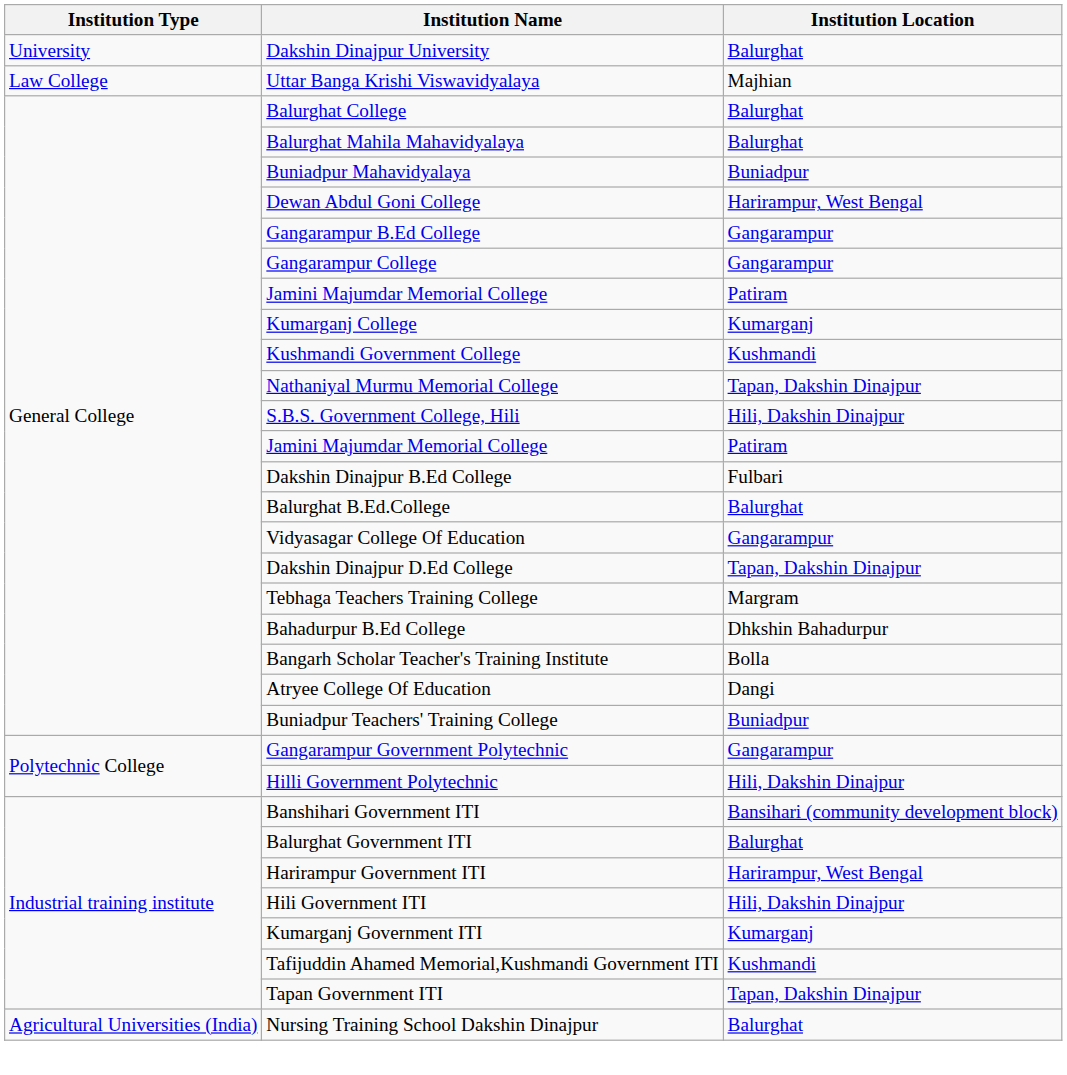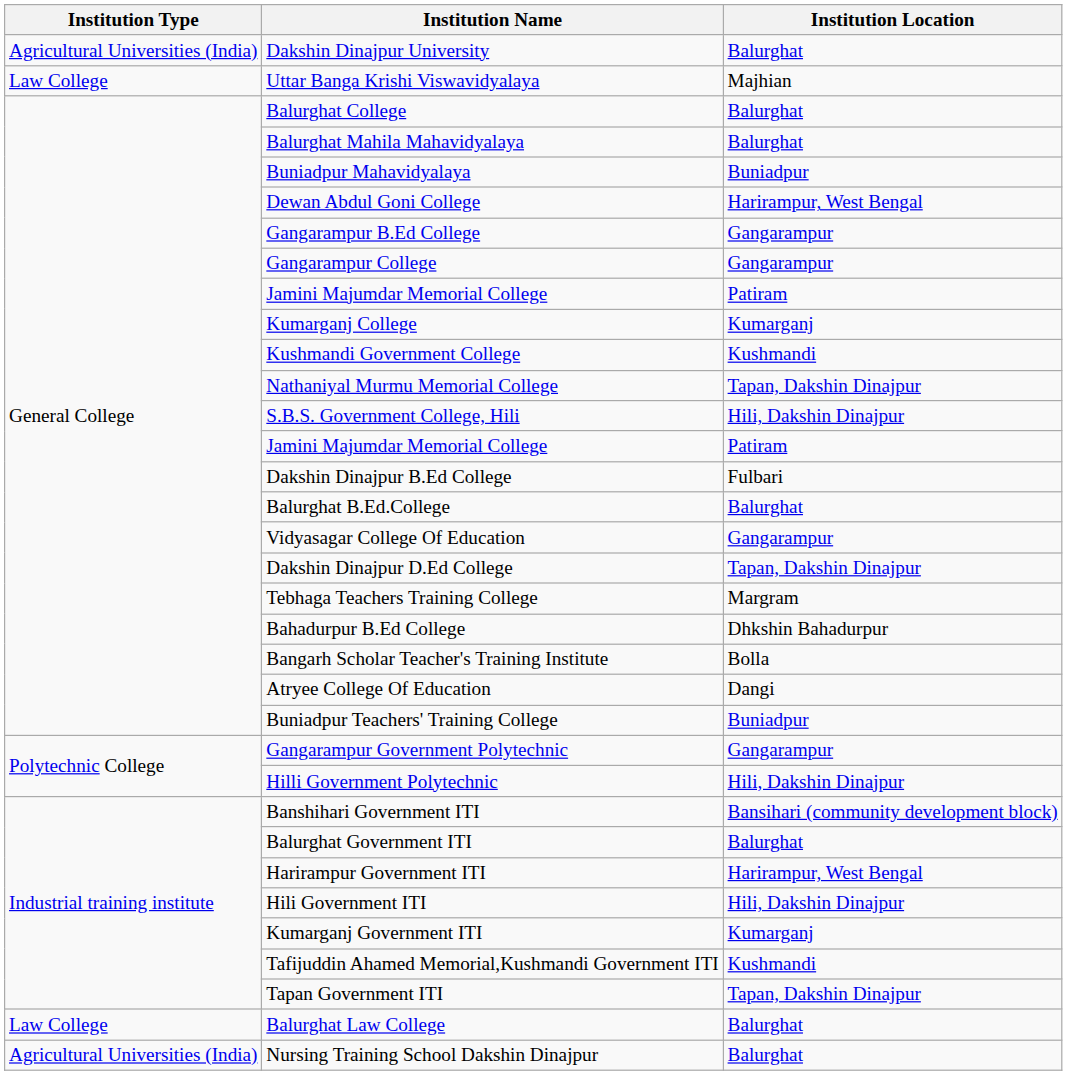(50, 50) University -> (133, 50) Agricultural Universities (India)
+ row: (356, 1024)
